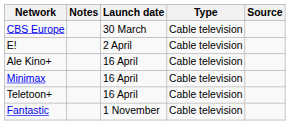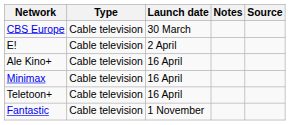columns swapped: (206, 12) <-> (84, 12)
